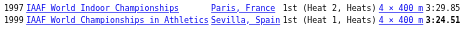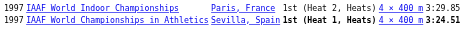(14, 21) 1999 -> (14, 21) 1997
(330, 21) normal -> (330, 21) bold
